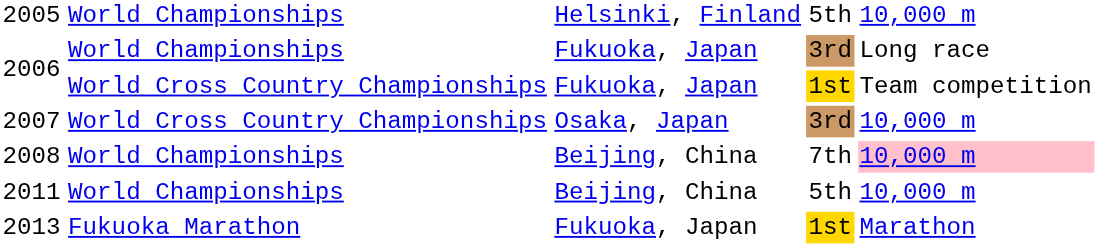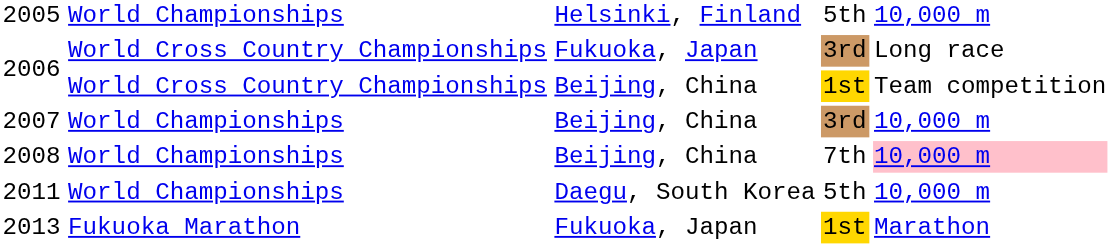(206, 51) World Championships -> (308, 51) World Cross Country Championships
(656, 86) Fukuoka, Japan -> (656, 86) Beijing, China
(308, 122) World Cross Country Championships -> (206, 122) World Championships
(641, 122) Osaka, Japan -> (656, 122) Beijing, China
(656, 192) Beijing, China -> (685, 192) Daegu, South Korea
